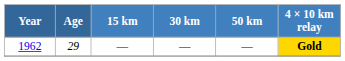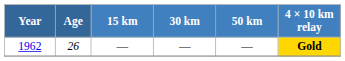(73, 46) 29 -> (73, 46) 26
